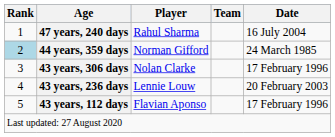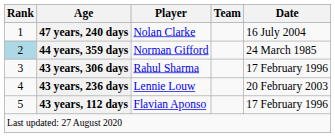(166, 31) Rahul Sharma -> (164, 31) Nolan Clarke
(164, 68) Nolan Clarke -> (166, 68) Rahul Sharma
